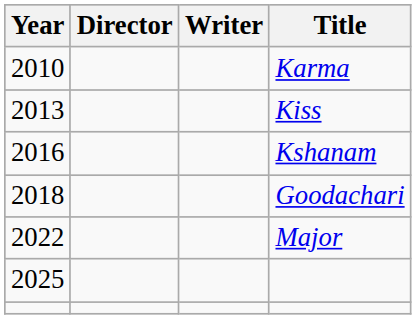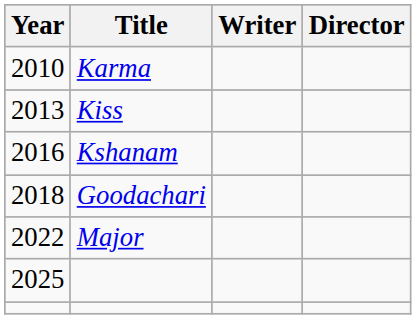columns swapped: (340, 25) <-> (125, 25)
